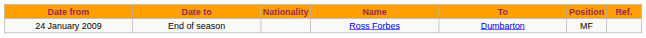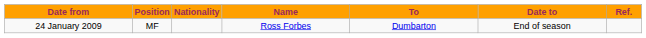columns swapped: (587, 12) <-> (197, 12)
